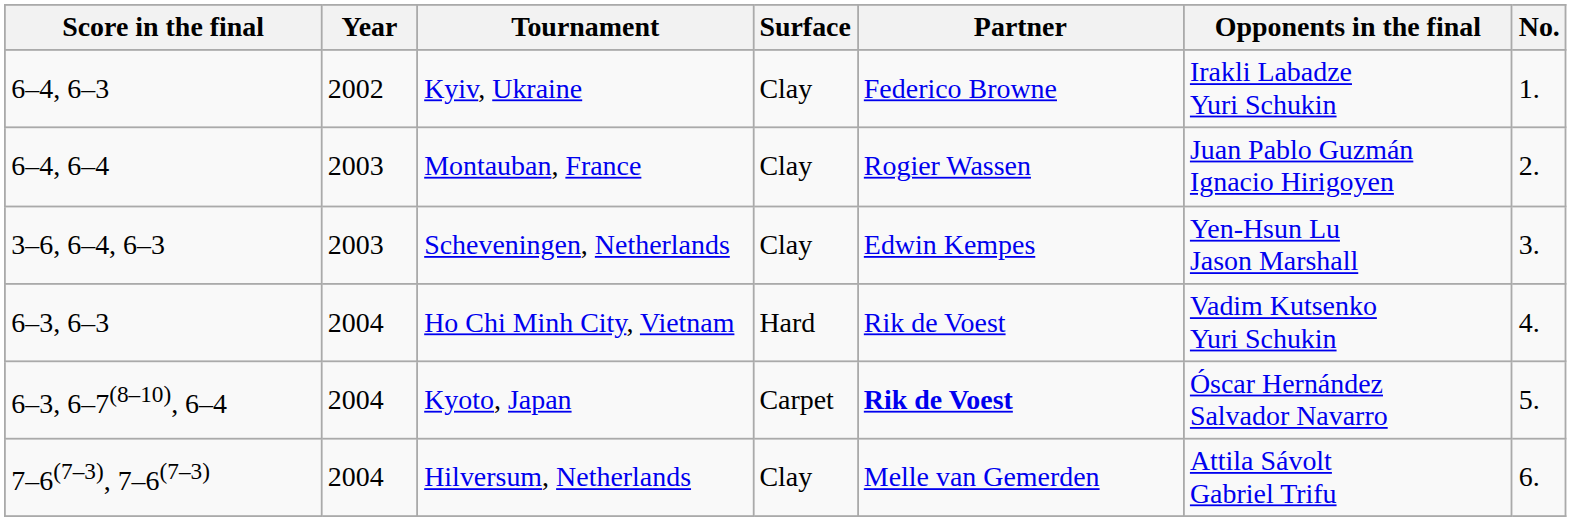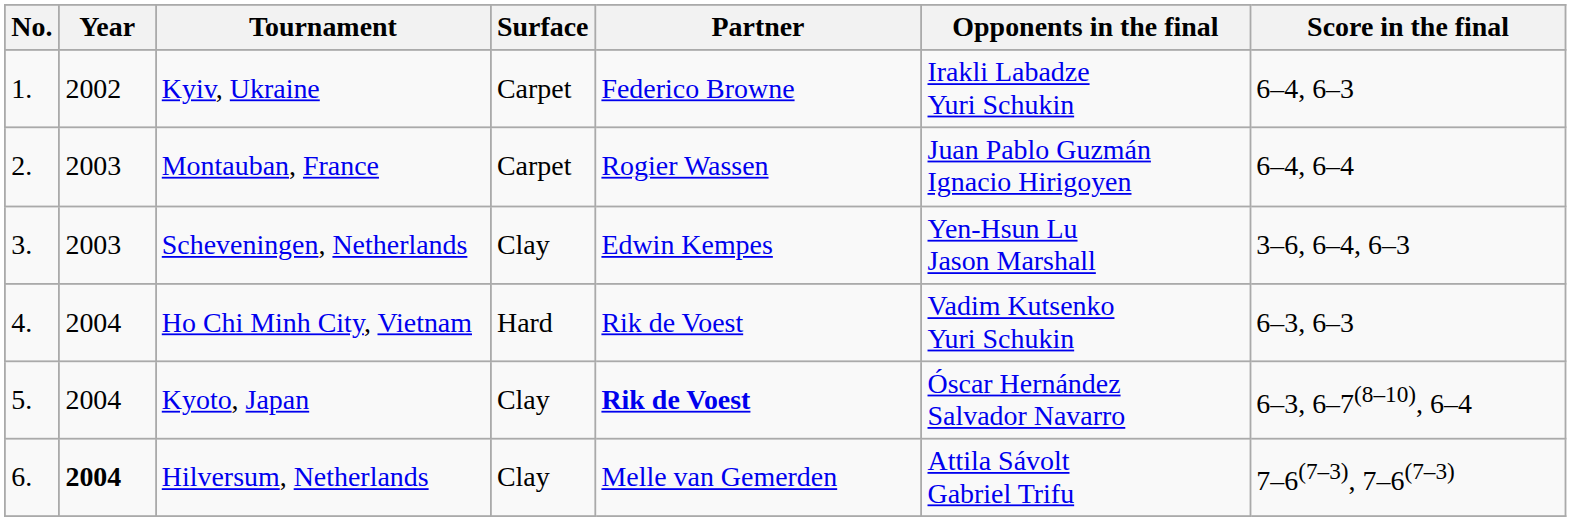columns swapped: (1539, 26) <-> (163, 26)
(786, 88) Clay -> (534, 88) Carpet
(786, 165) Clay -> (534, 165) Carpet
(797, 399) Carpet -> (523, 399) Clay
(356, 476) normal -> (93, 476) bold
